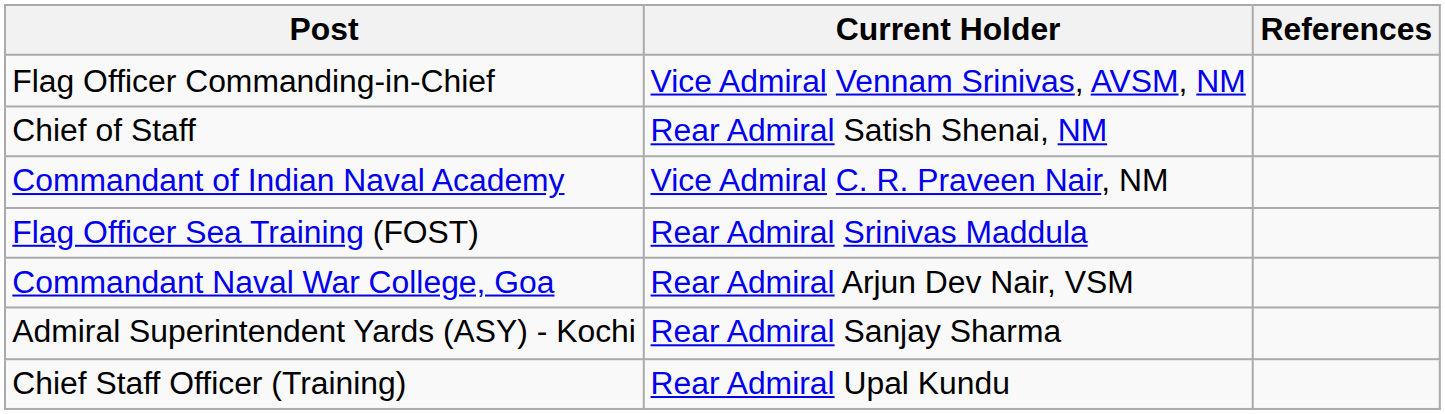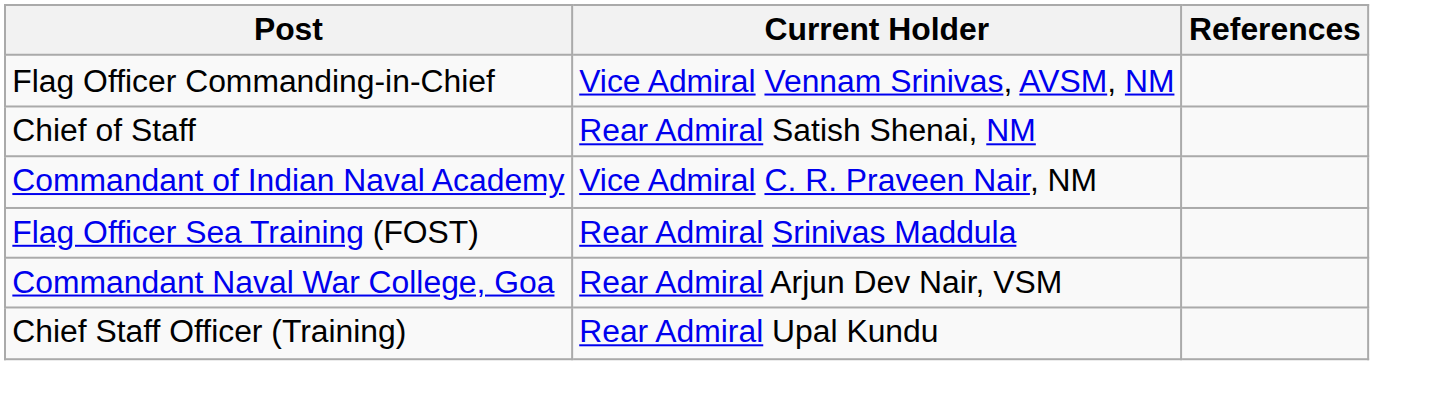- row: (324, 332)
